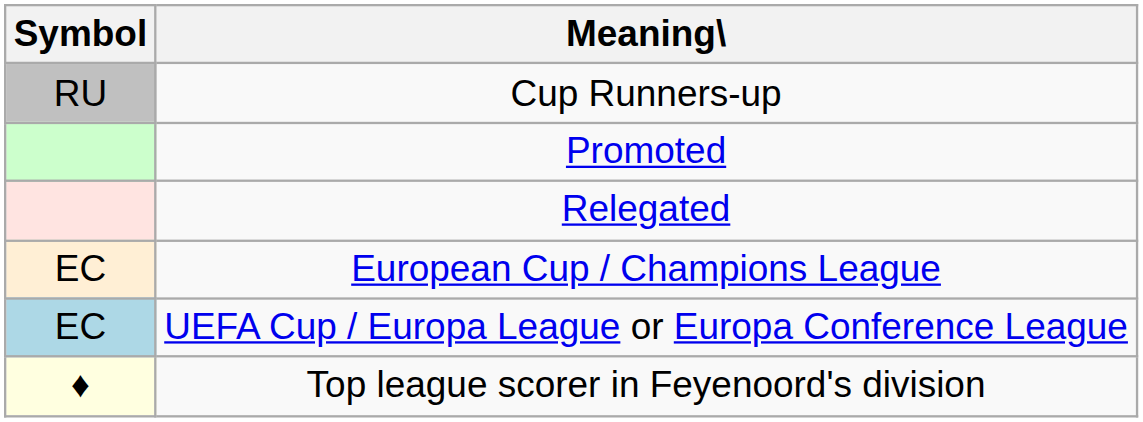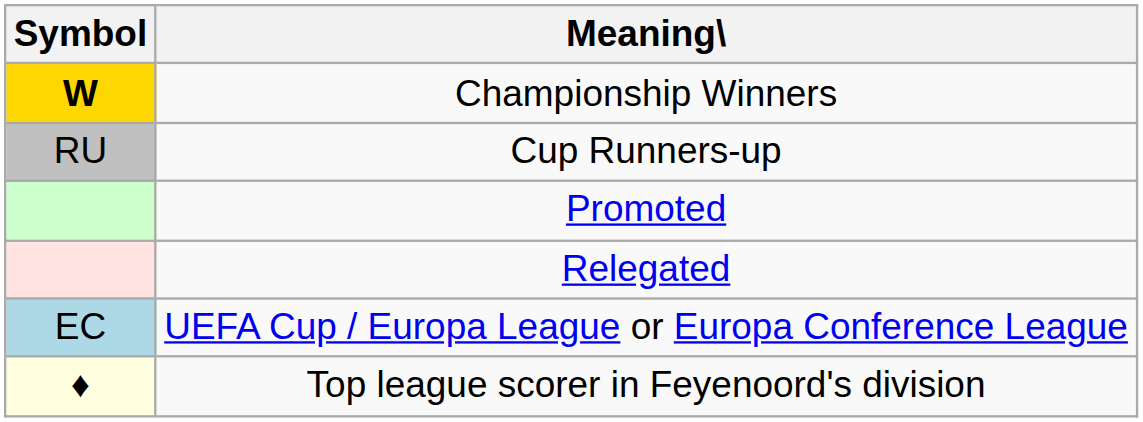+ row: (646, 92)
- row: (646, 268)
